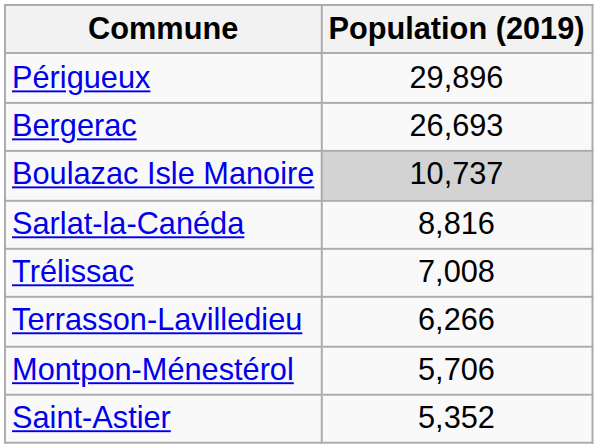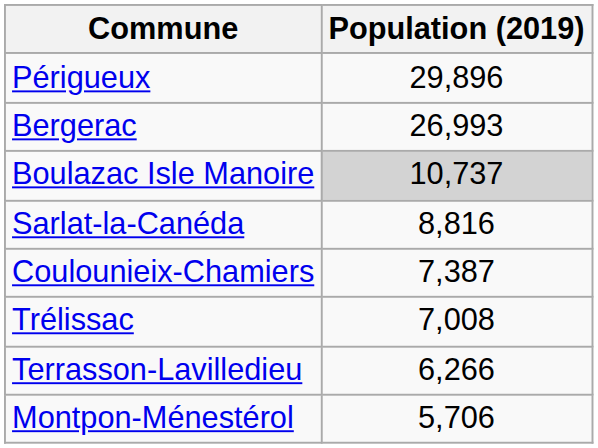(456, 126) 26,693 -> (456, 126) 26,993
+ row: (163, 272)
- row: (91, 418)
